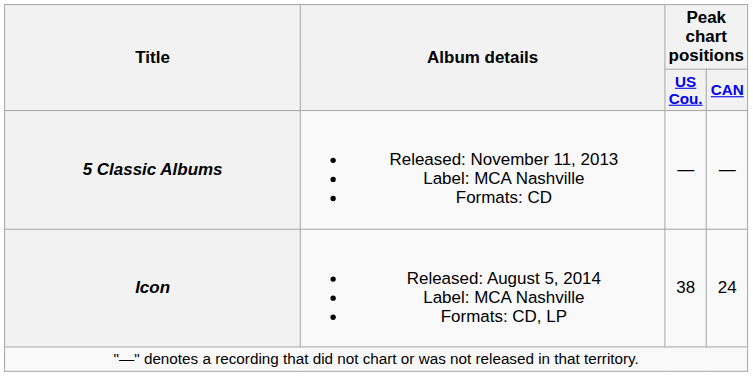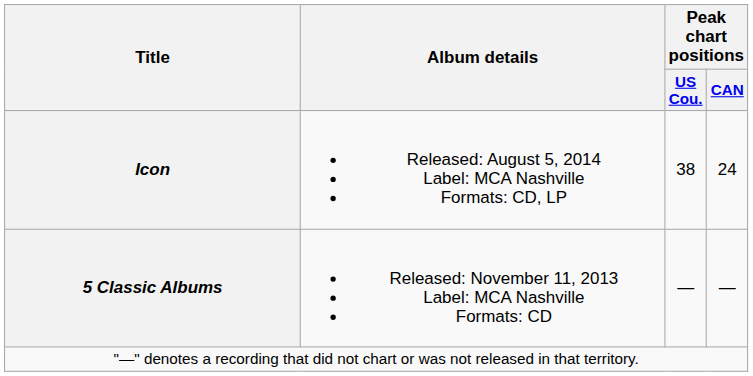rows swapped: (153, 169) <-> (153, 287)
